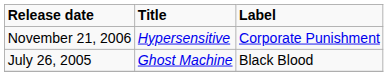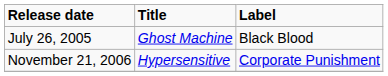rows swapped: (50, 60) <-> (70, 37)
